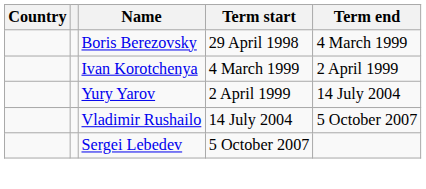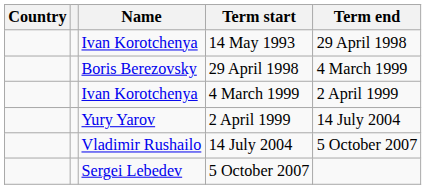+ row: (252, 42)
